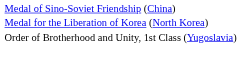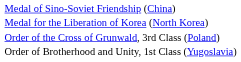+ row: (112, 37)
